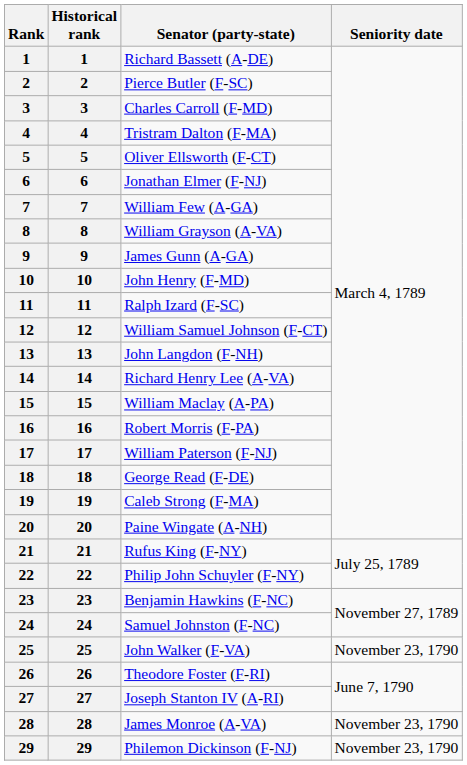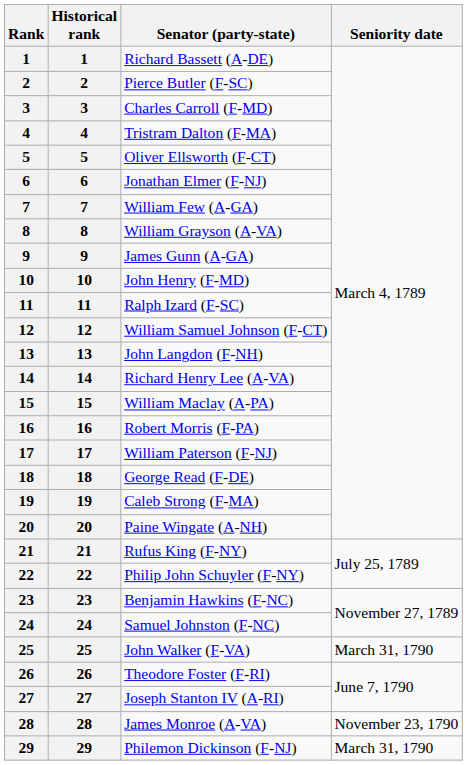(396, 649) November 23, 1790 -> (384, 649) March 31, 1790
(396, 748) November 23, 1790 -> (384, 748) March 31, 1790
